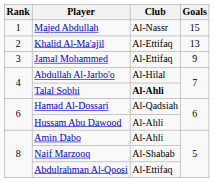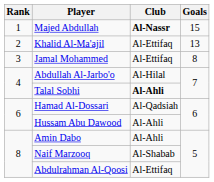(150, 28) normal -> (151, 28) bold
(195, 59) 9 -> (195, 59) 8
